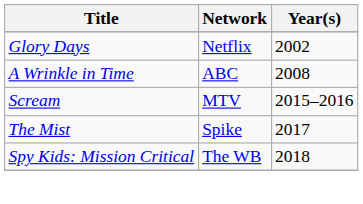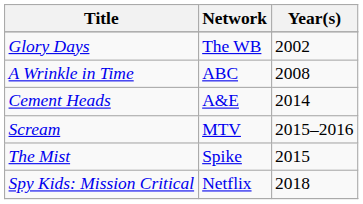(227, 45) Netflix -> (232, 45) The WB
+ row: (60, 101)
(293, 128) 2017 -> (293, 156) 2015
(232, 156) The WB -> (227, 184) Netflix
